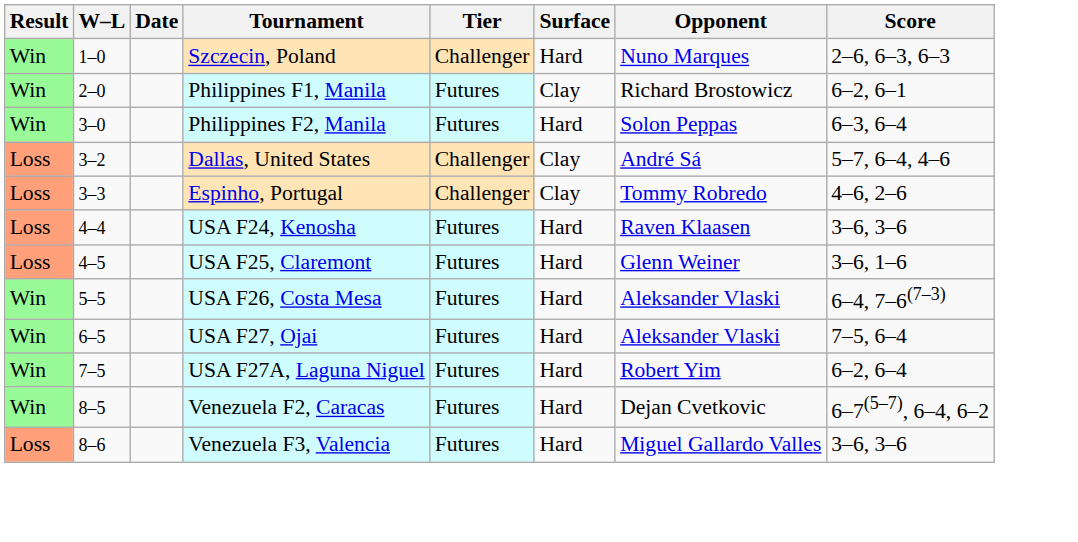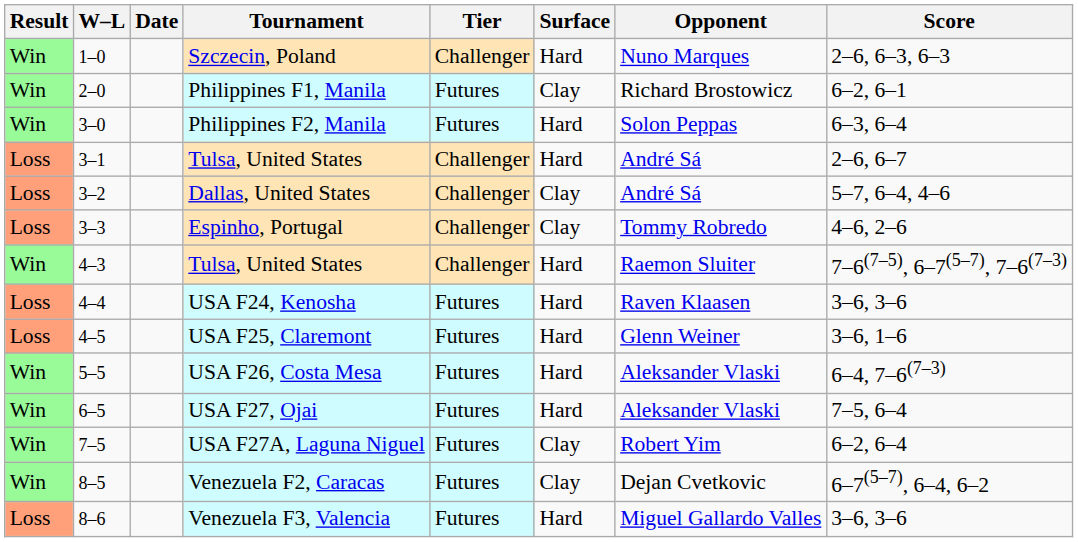+ row: (92, 160)
+ row: (92, 265)
(561, 370) Hard -> (560, 444) Clay
(561, 407) Hard -> (560, 481) Clay
